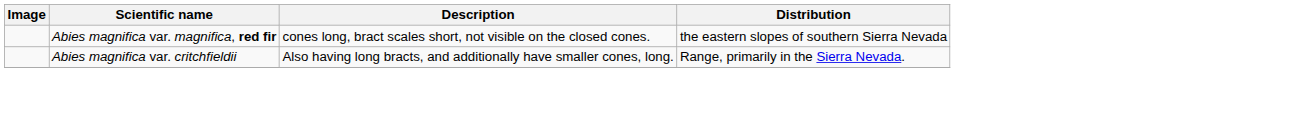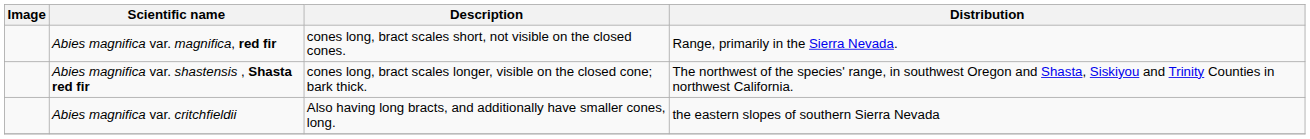(813, 36) the eastern slopes of southern Sierra Nevada -> (785, 43) Range, primarily in the Sierra Nevada.
+ row: (172, 79)
(792, 57) Range, primarily in the Sierra Nevada. -> (806, 115) the eastern slopes of southern Sierra Nevada
